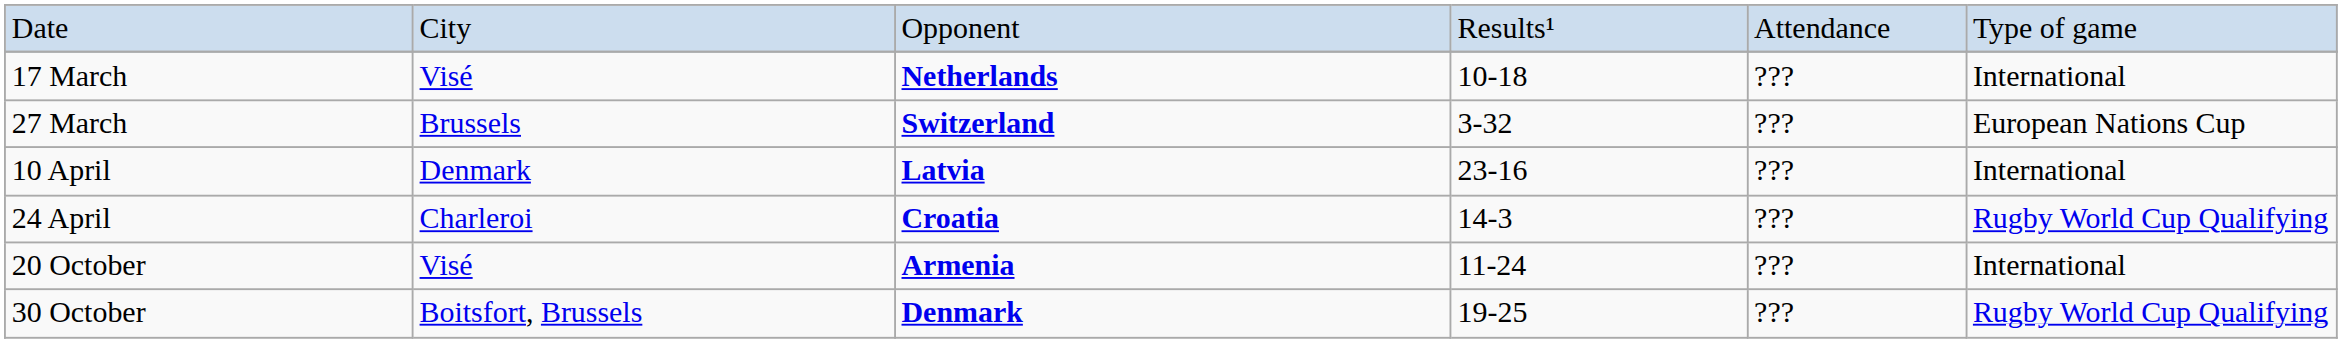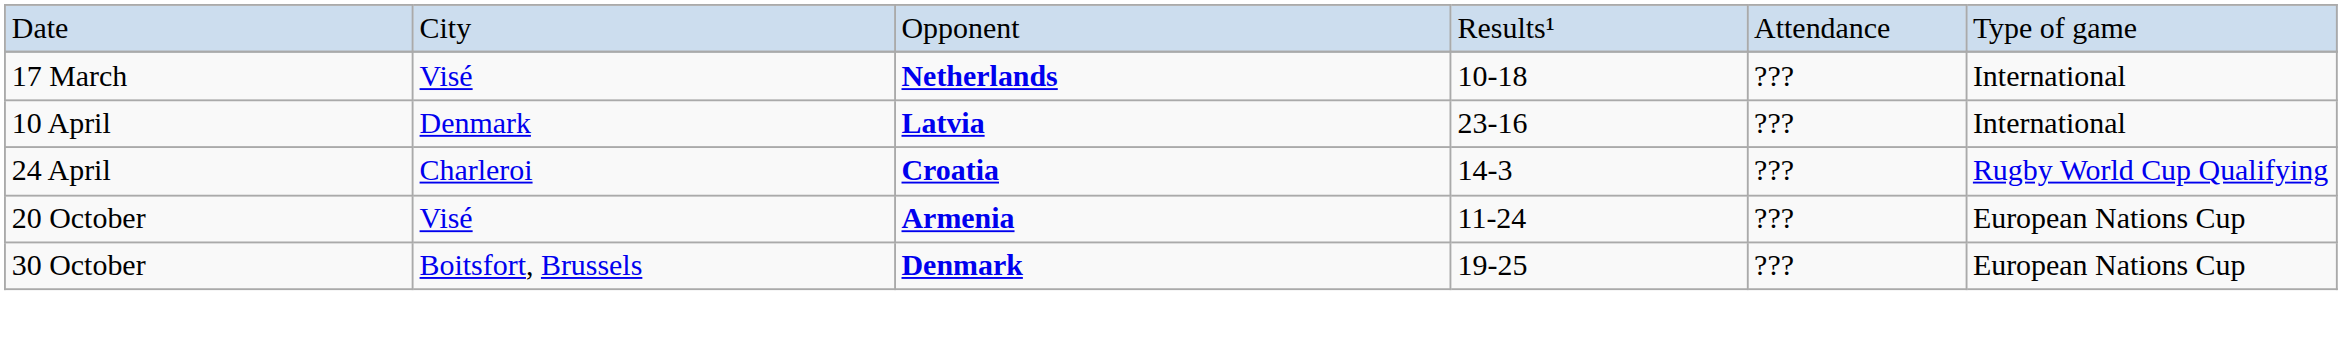- row: (70, 123)
(2049, 265) International -> (2109, 218) European Nations Cup
(2151, 312) Rugby World Cup Qualifying -> (2109, 265) European Nations Cup
